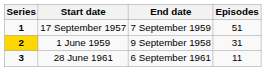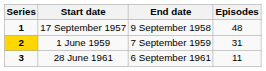(171, 27) 7 September 1959 -> (171, 27) 9 September 1958
(237, 27) 51 -> (237, 27) 48
(171, 43) 9 September 1958 -> (171, 43) 7 September 1959
